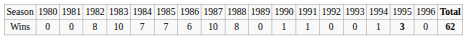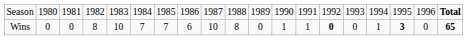(331, 27) normal -> (331, 27) bold
(450, 27) 62 -> (450, 27) 65
